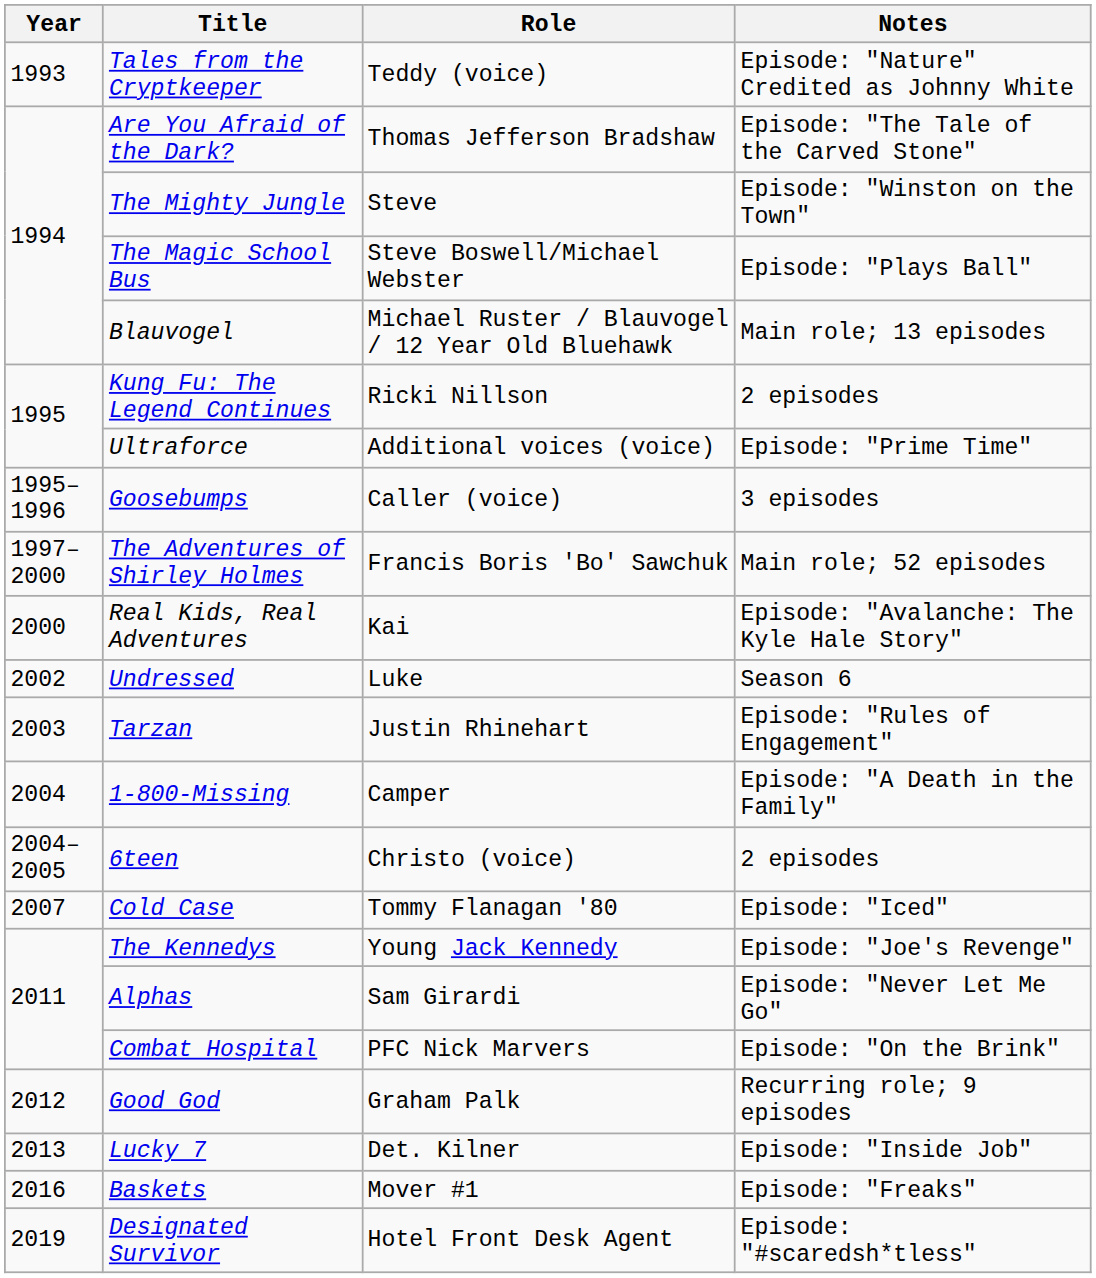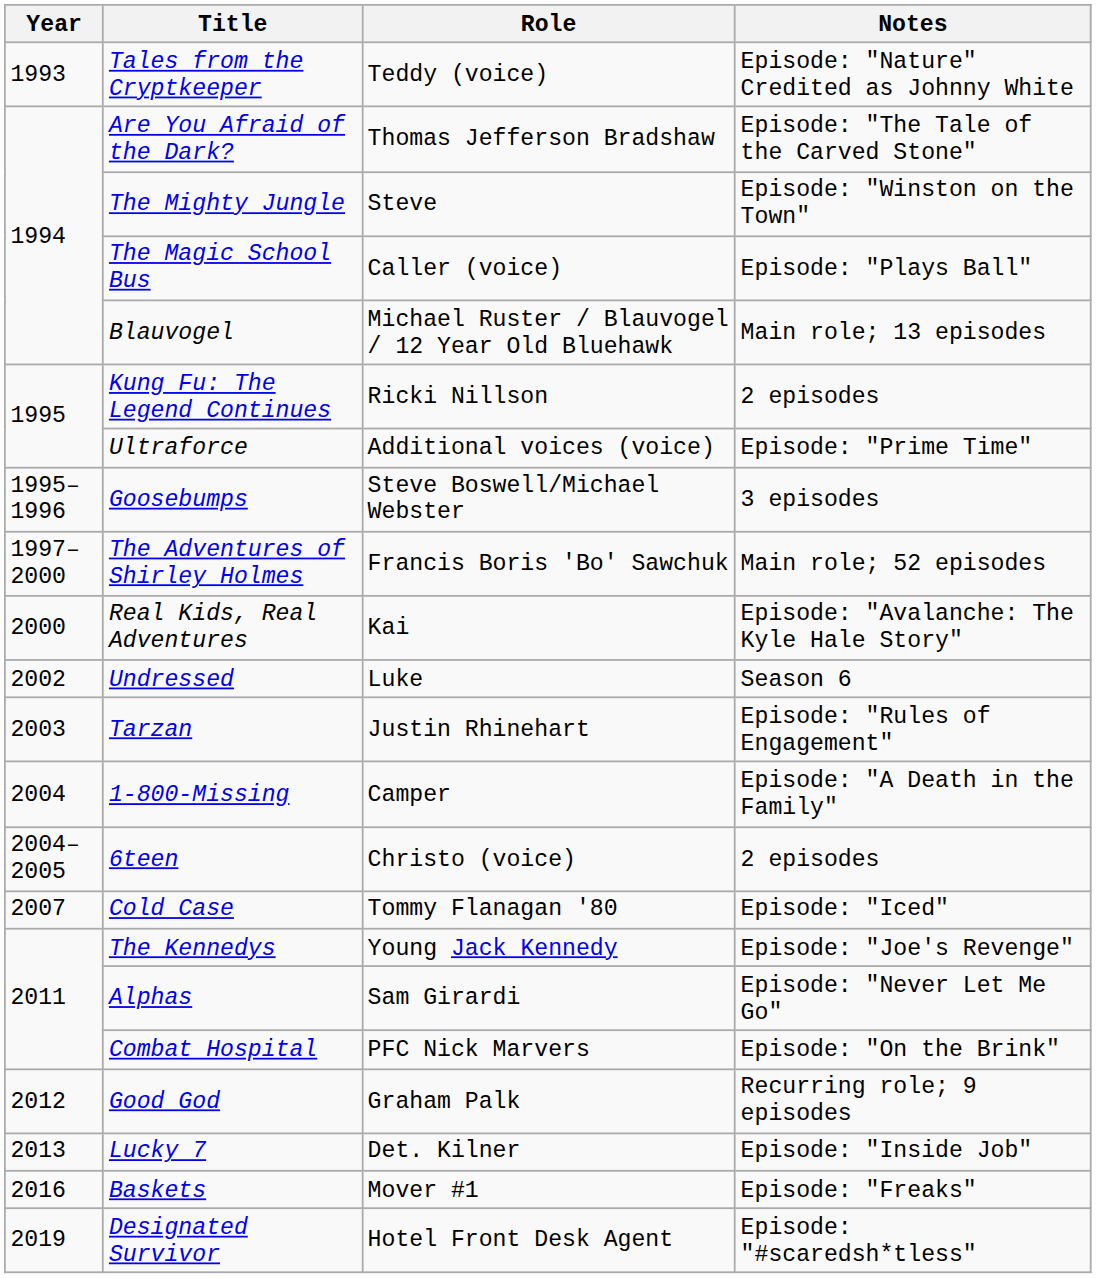(513, 268) Steve Boswell/Michael Webster -> (465, 268) Caller (voice)
(465, 499) Caller (voice) -> (513, 499) Steve Boswell/Michael Webster
